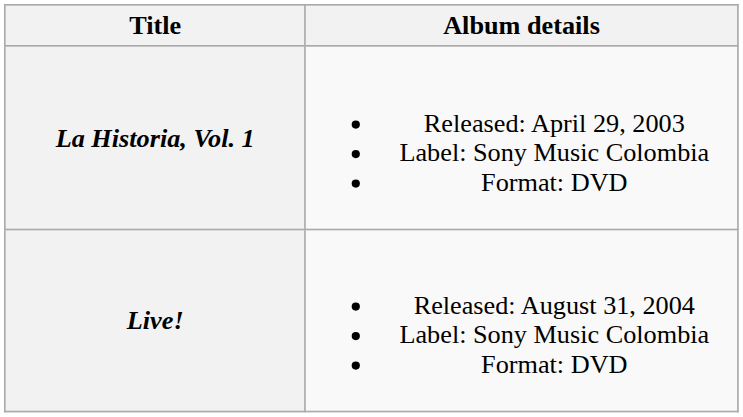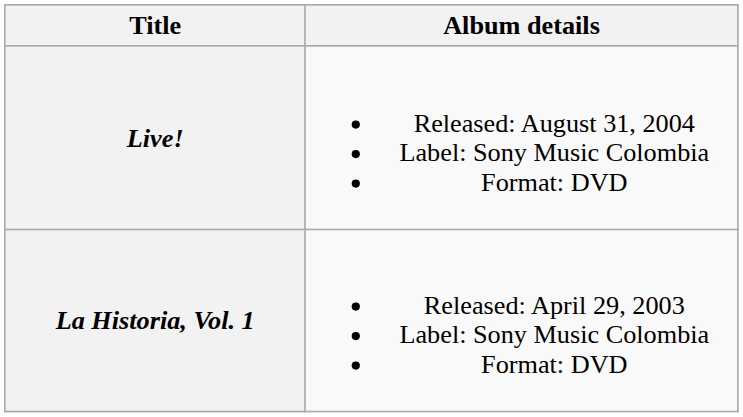rows swapped: (155, 137) <-> (155, 320)
